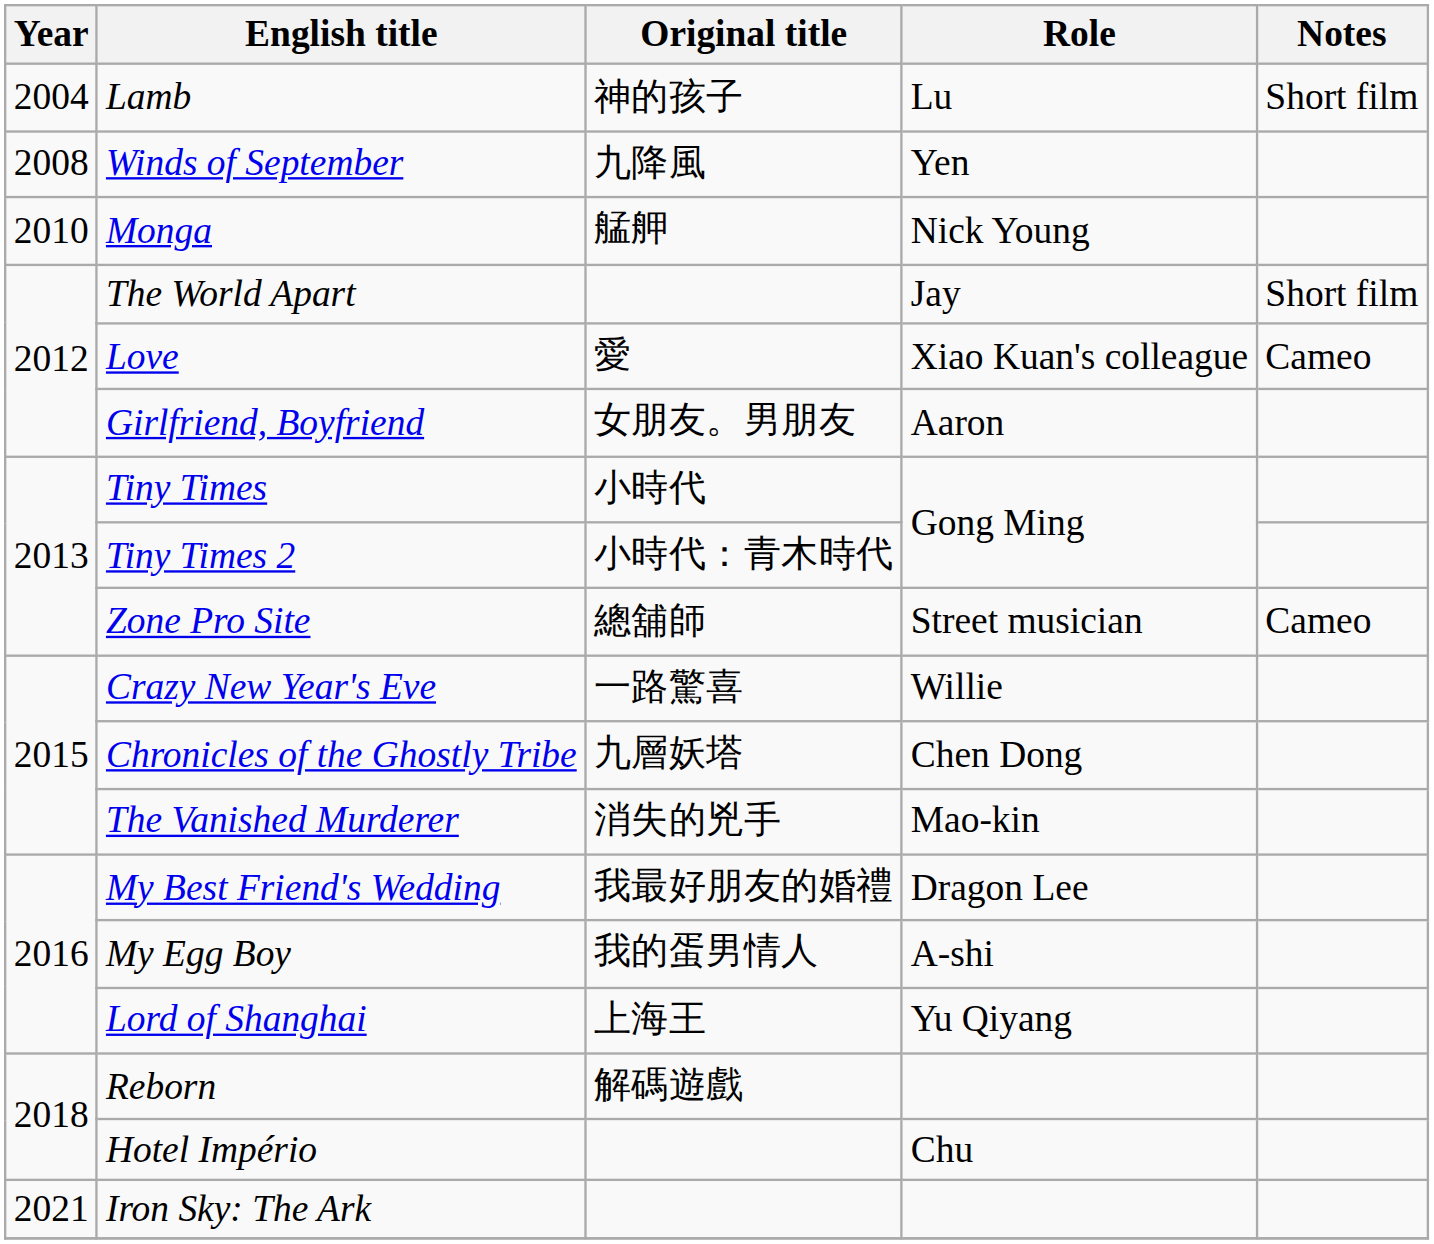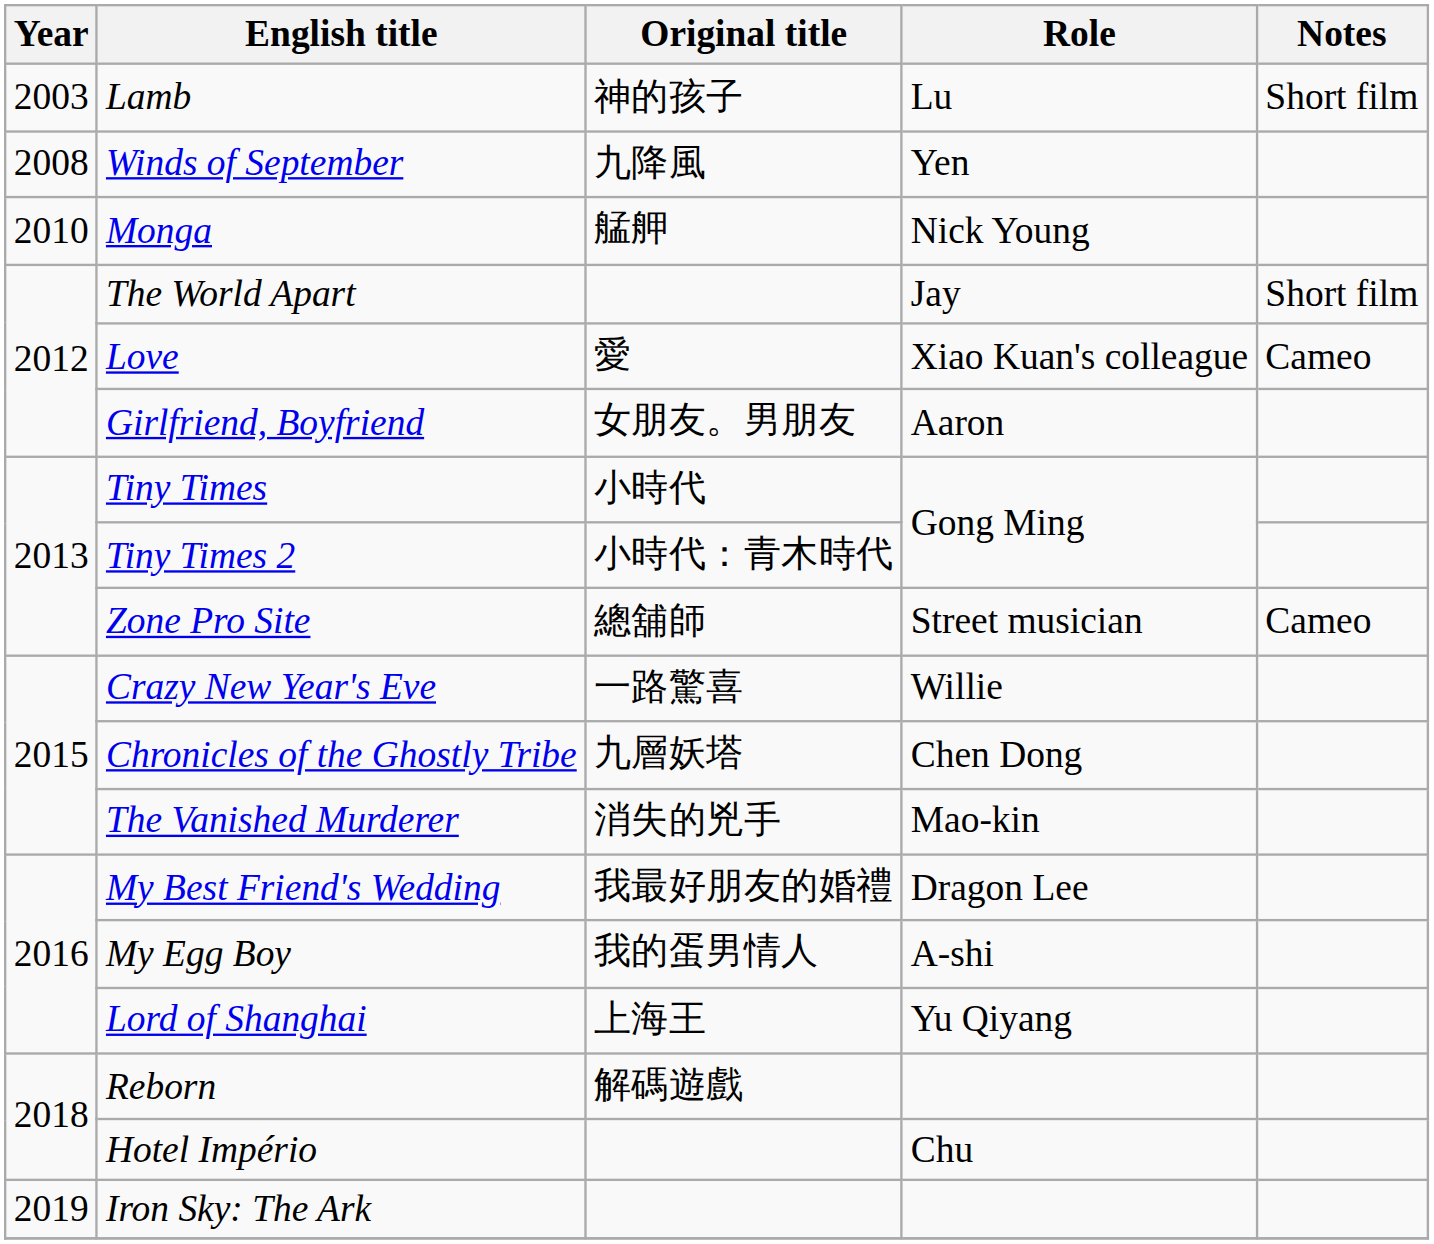(51, 97) 2004 -> (51, 97) 2003
(51, 1208) 2021 -> (51, 1208) 2019
